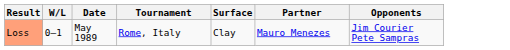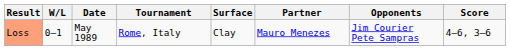+ column: (475, 12)
